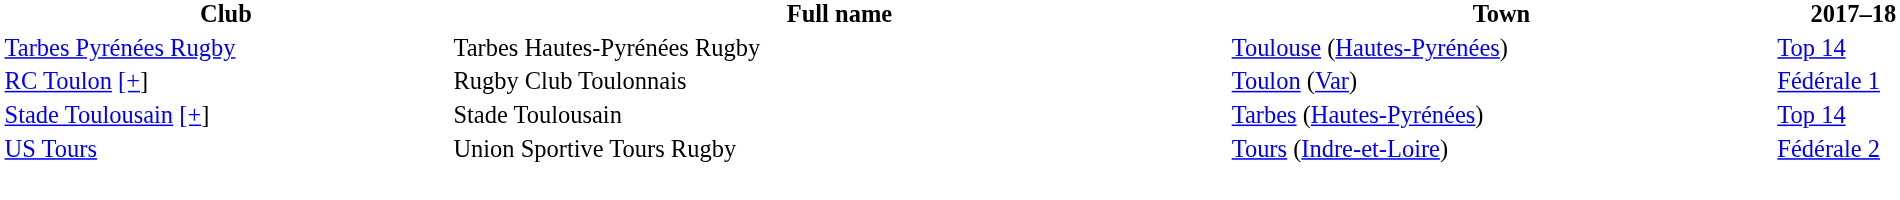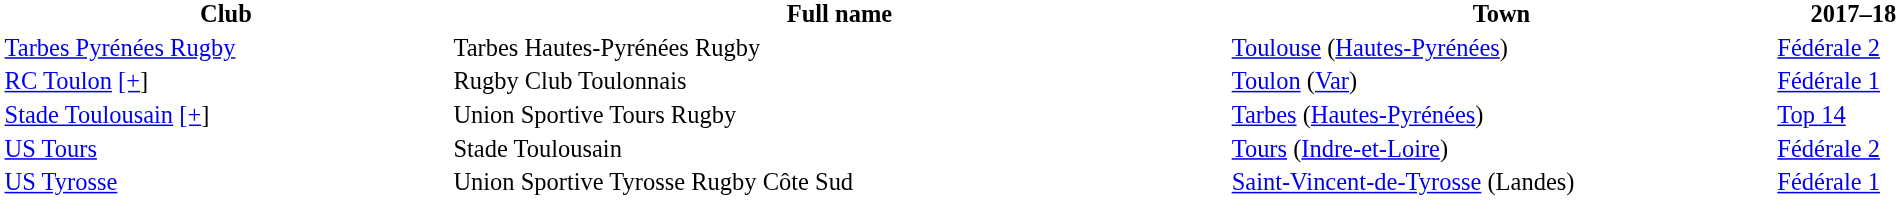(1811, 47) Top 14 -> (1829, 47) Fédérale 2
(538, 115) Stade Toulousain -> (595, 115) Union Sportive Tours Rugby
(595, 148) Union Sportive Tours Rugby -> (538, 148) Stade Toulousain
+ row: (61, 182)
